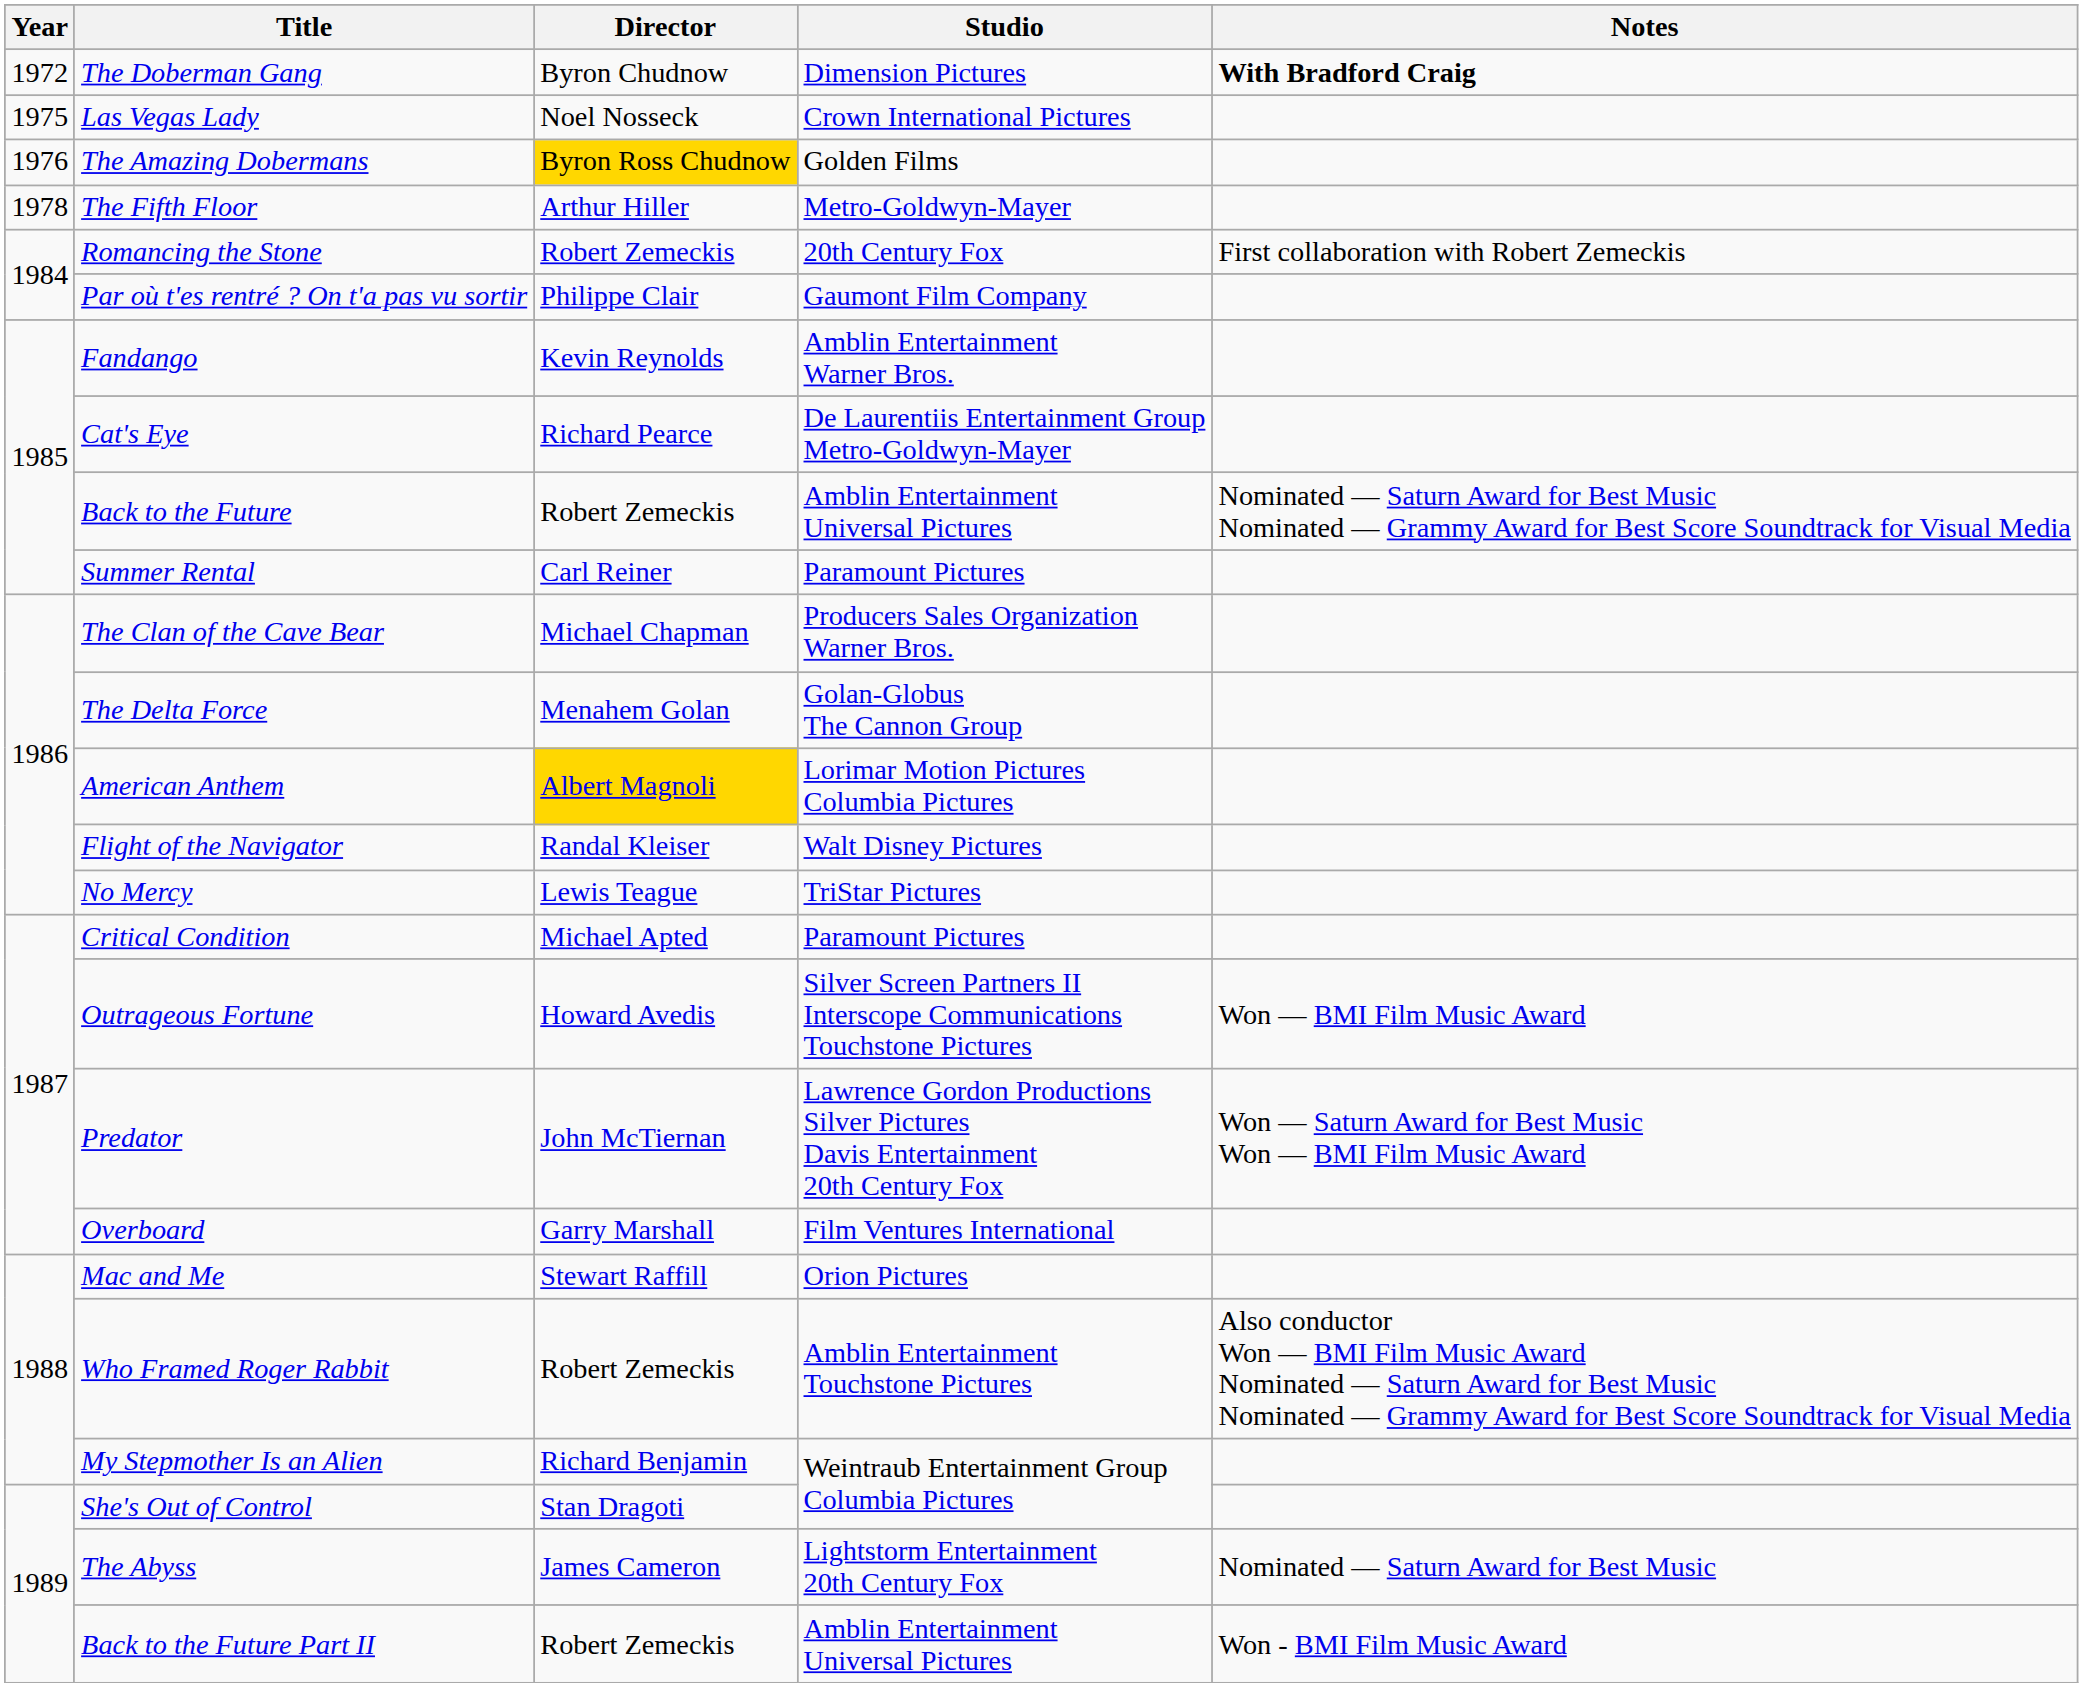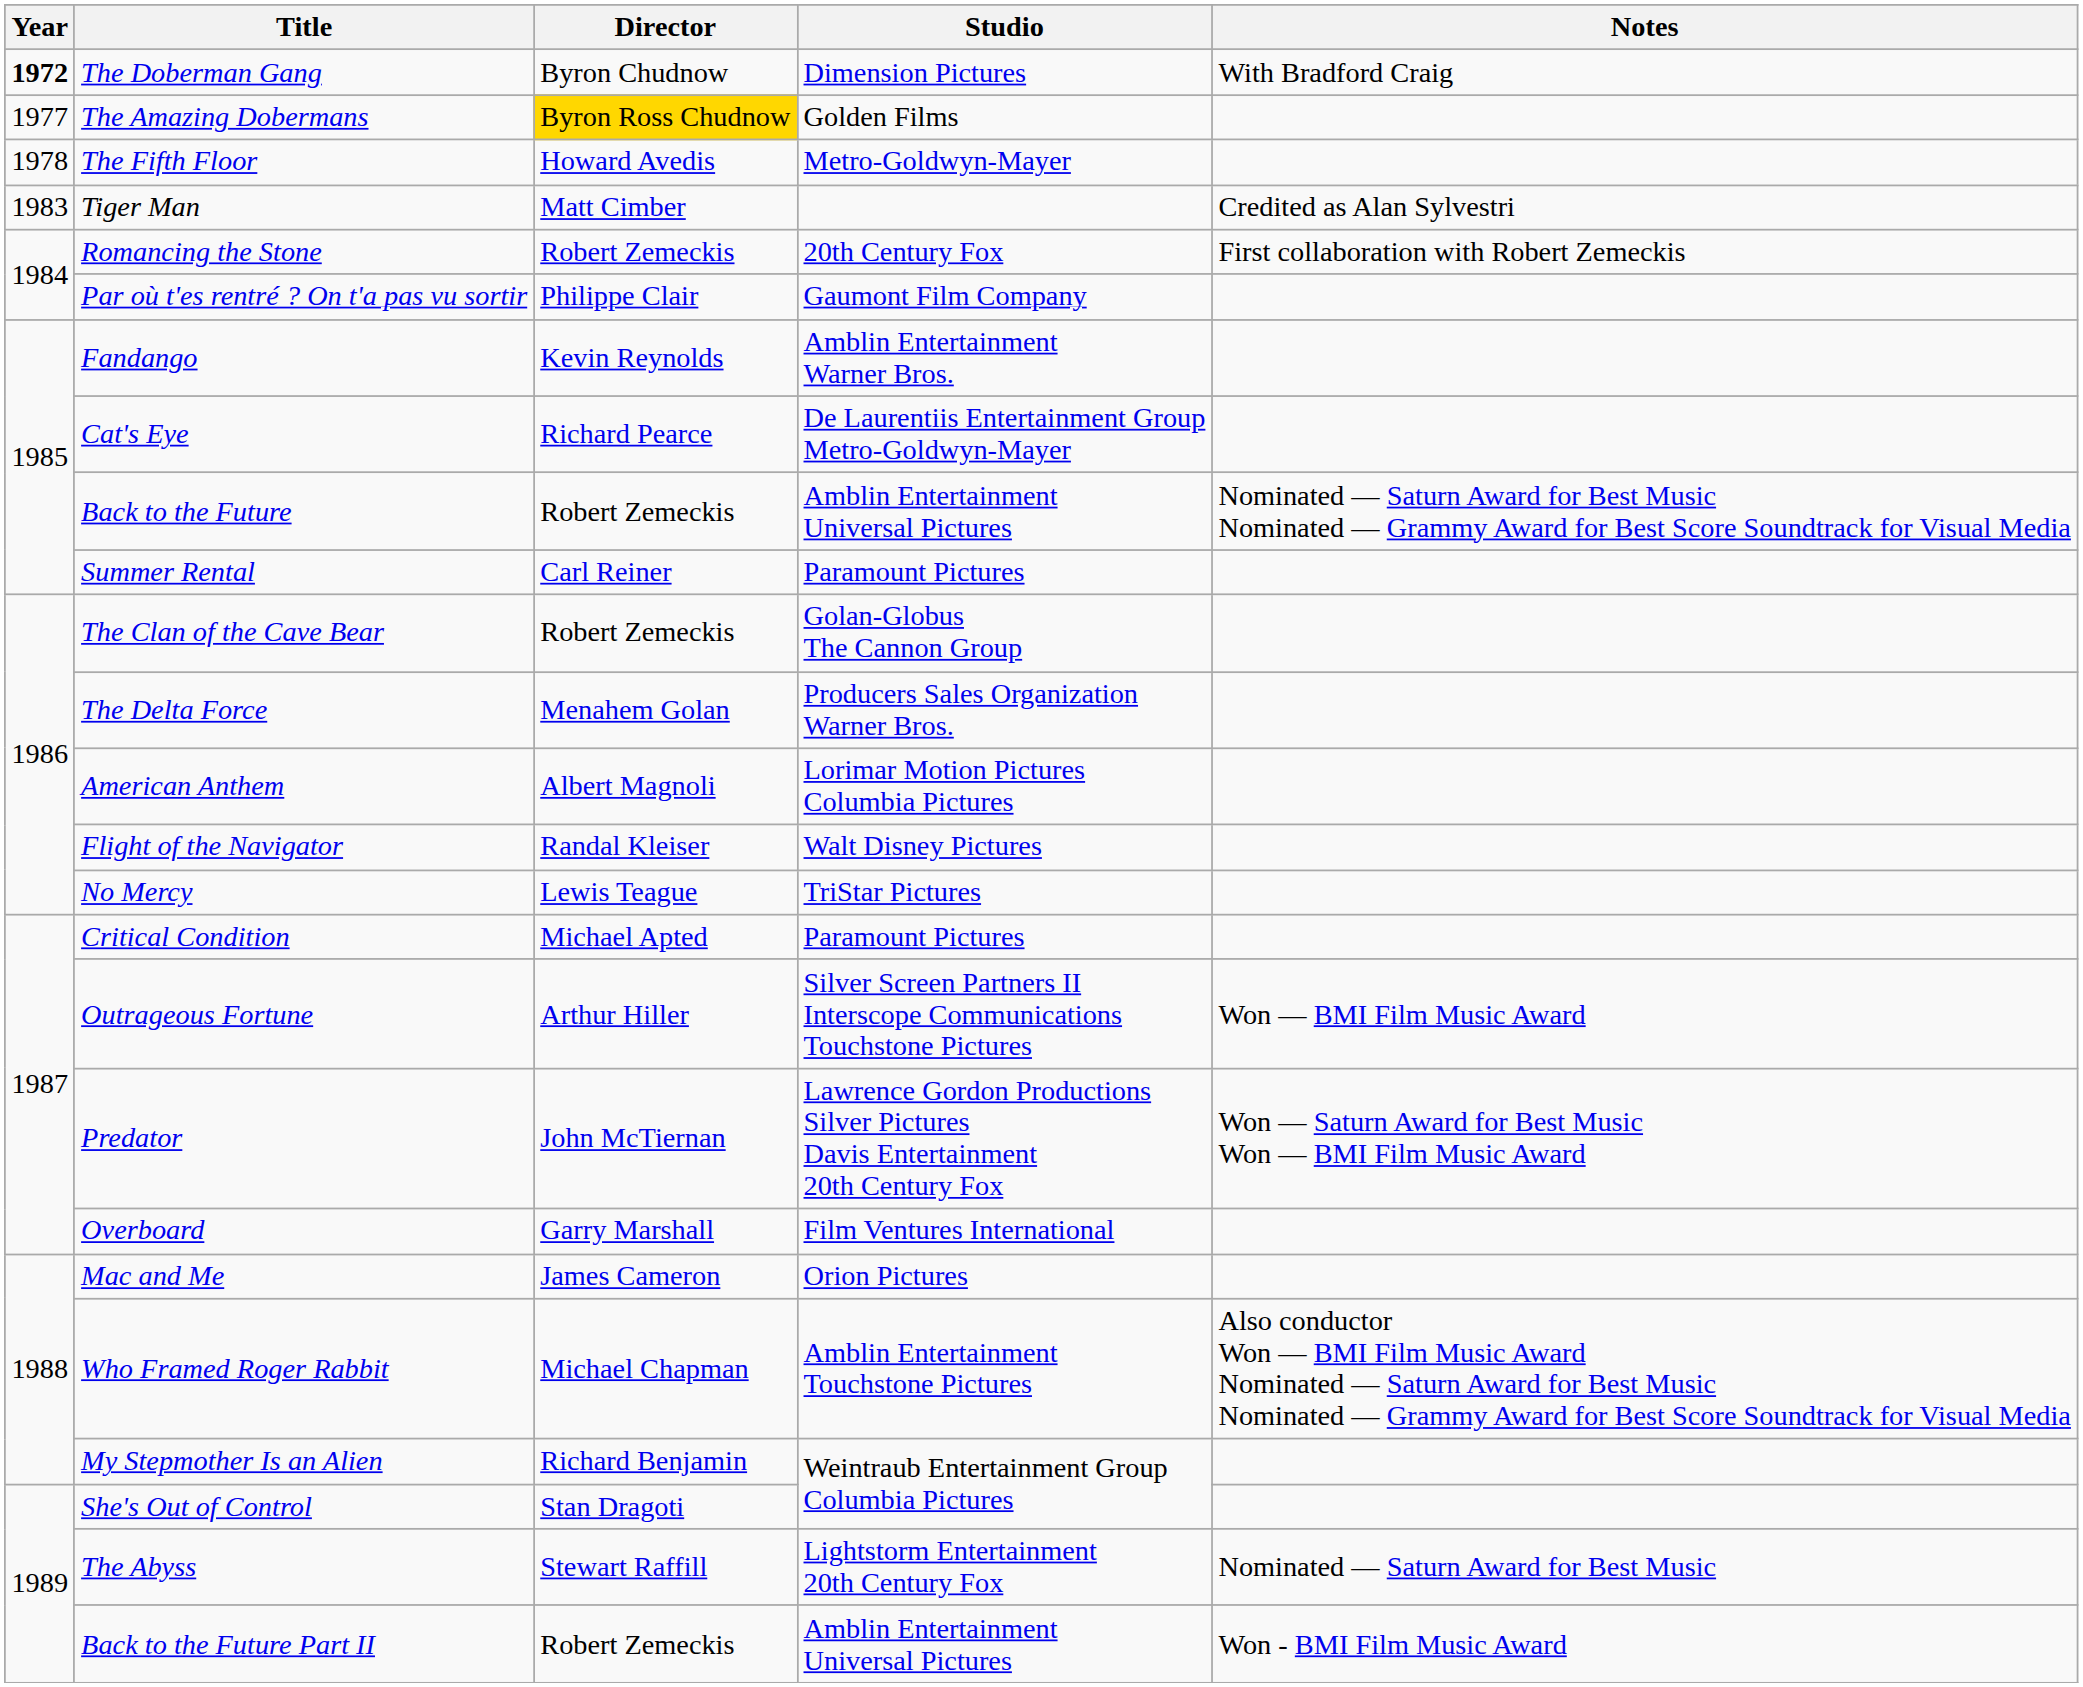(40, 71) normal -> (40, 71) bold
(1347, 71) bold -> (1336, 71) normal
- row: (170, 116)
(40, 161) 1976 -> (40, 116) 1977
(615, 206) Arthur Hiller -> (628, 161) Howard Avedis
+ row: (141, 206)
(644, 632) Michael Chapman -> (637, 632) Robert Zemeckis
(971, 632) Producers Sales Organization Warner Bros. -> (913, 632) Golan-Globus The Cannon Group
(913, 709) Golan-Globus The Cannon Group -> (971, 709) Producers Sales Organization Warner Bros.
(628, 786) gold background -> (628, 786) no background
(628, 1013) Howard Avedis -> (615, 1013) Arthur Hiller
(624, 1275) Stewart Raffill -> (630, 1275) James Cameron
(637, 1368) Robert Zemeckis -> (644, 1368) Michael Chapman
(630, 1566) James Cameron -> (624, 1566) Stewart Raffill
